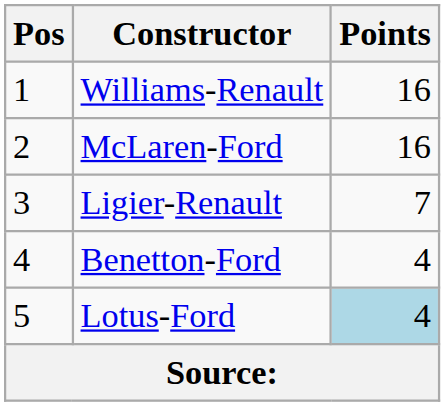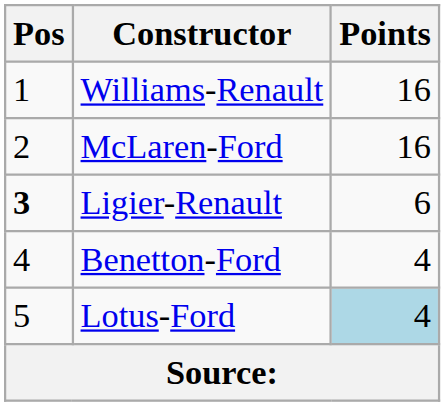(22, 202) normal -> (22, 202) bold
(422, 202) 7 -> (422, 202) 6
